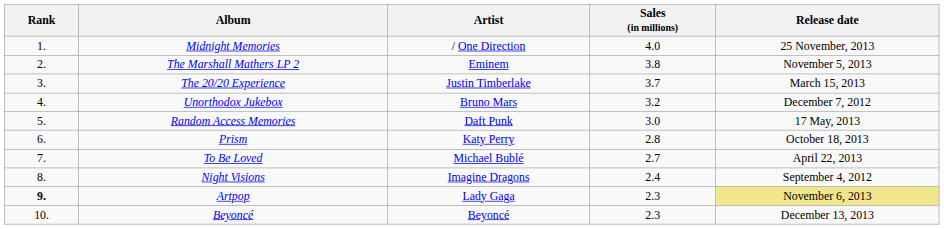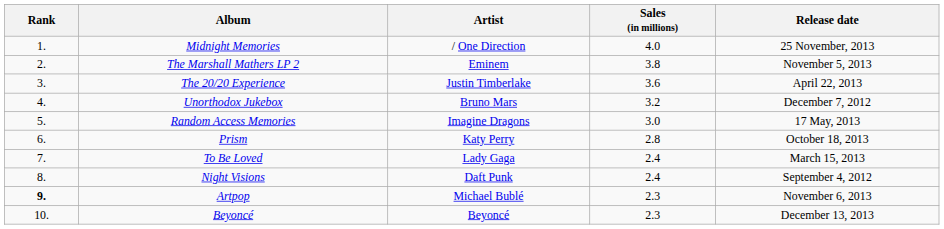(653, 83) 3.7 -> (653, 83) 3.6
(827, 83) March 15, 2013 -> (827, 83) April 22, 2013
(489, 121) Daft Punk -> (489, 121) Imagine Dragons
(489, 158) Michael Bublé -> (489, 158) Lady Gaga
(653, 158) 2.7 -> (653, 158) 2.4
(827, 158) April 22, 2013 -> (827, 158) March 15, 2013
(489, 177) Imagine Dragons -> (489, 177) Daft Punk
(489, 196) Lady Gaga -> (489, 196) Michael Bublé
(827, 196) khaki background -> (827, 196) no background
